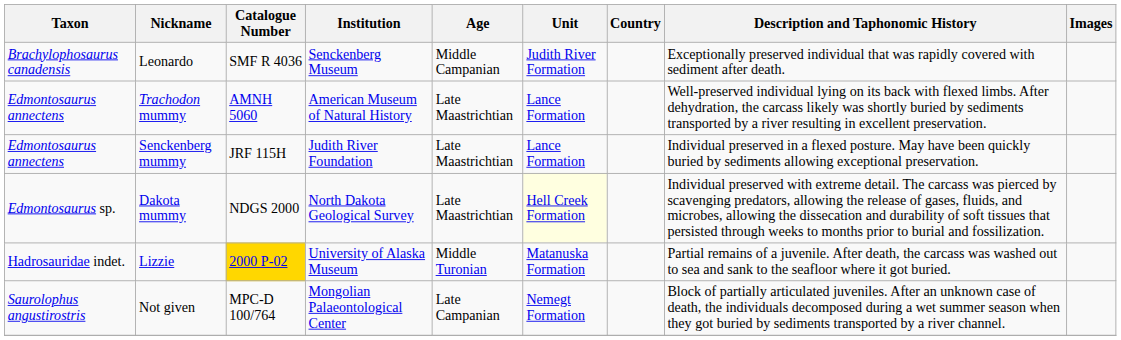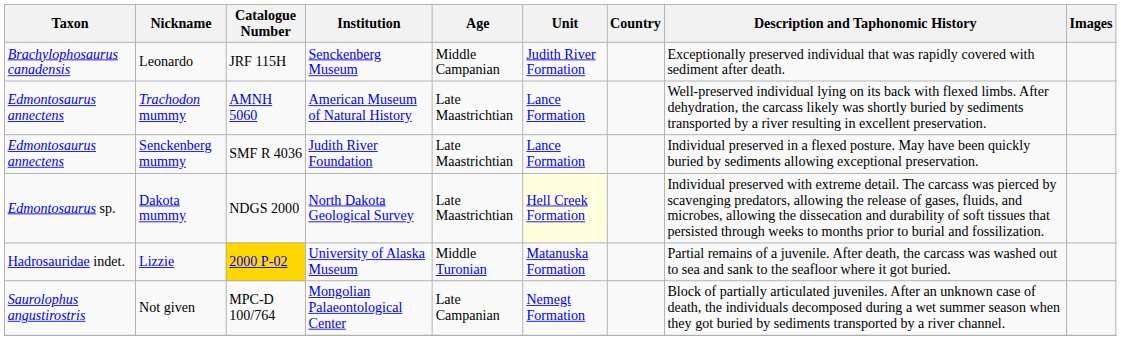(266, 61) SMF R 4036 -> (258, 61) JRF 115H
(258, 153) JRF 115H -> (266, 153) SMF R 4036
